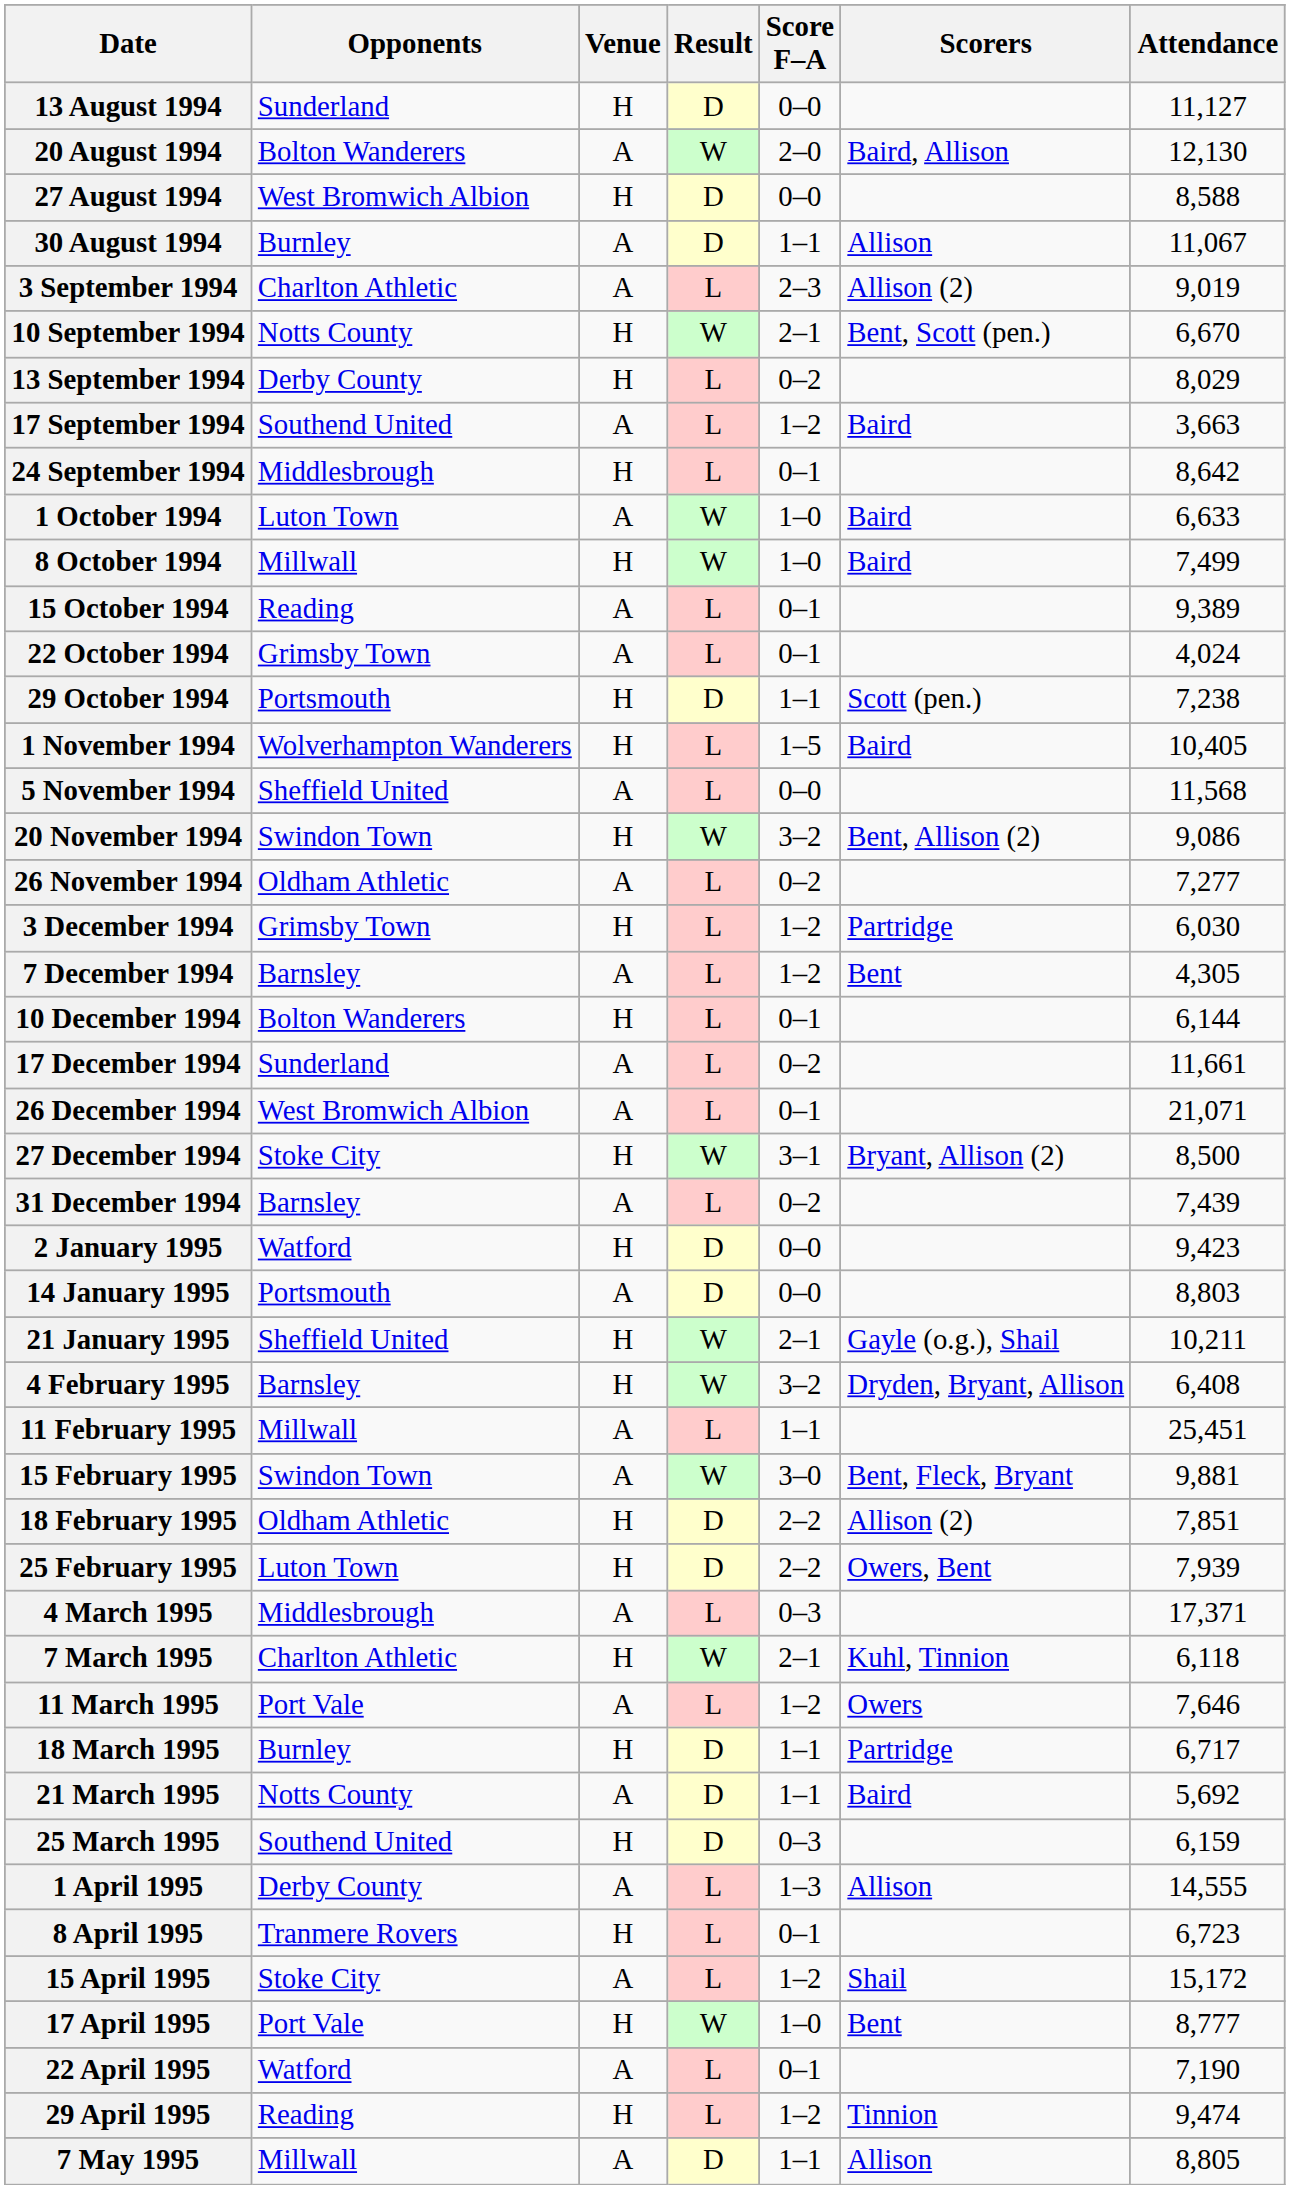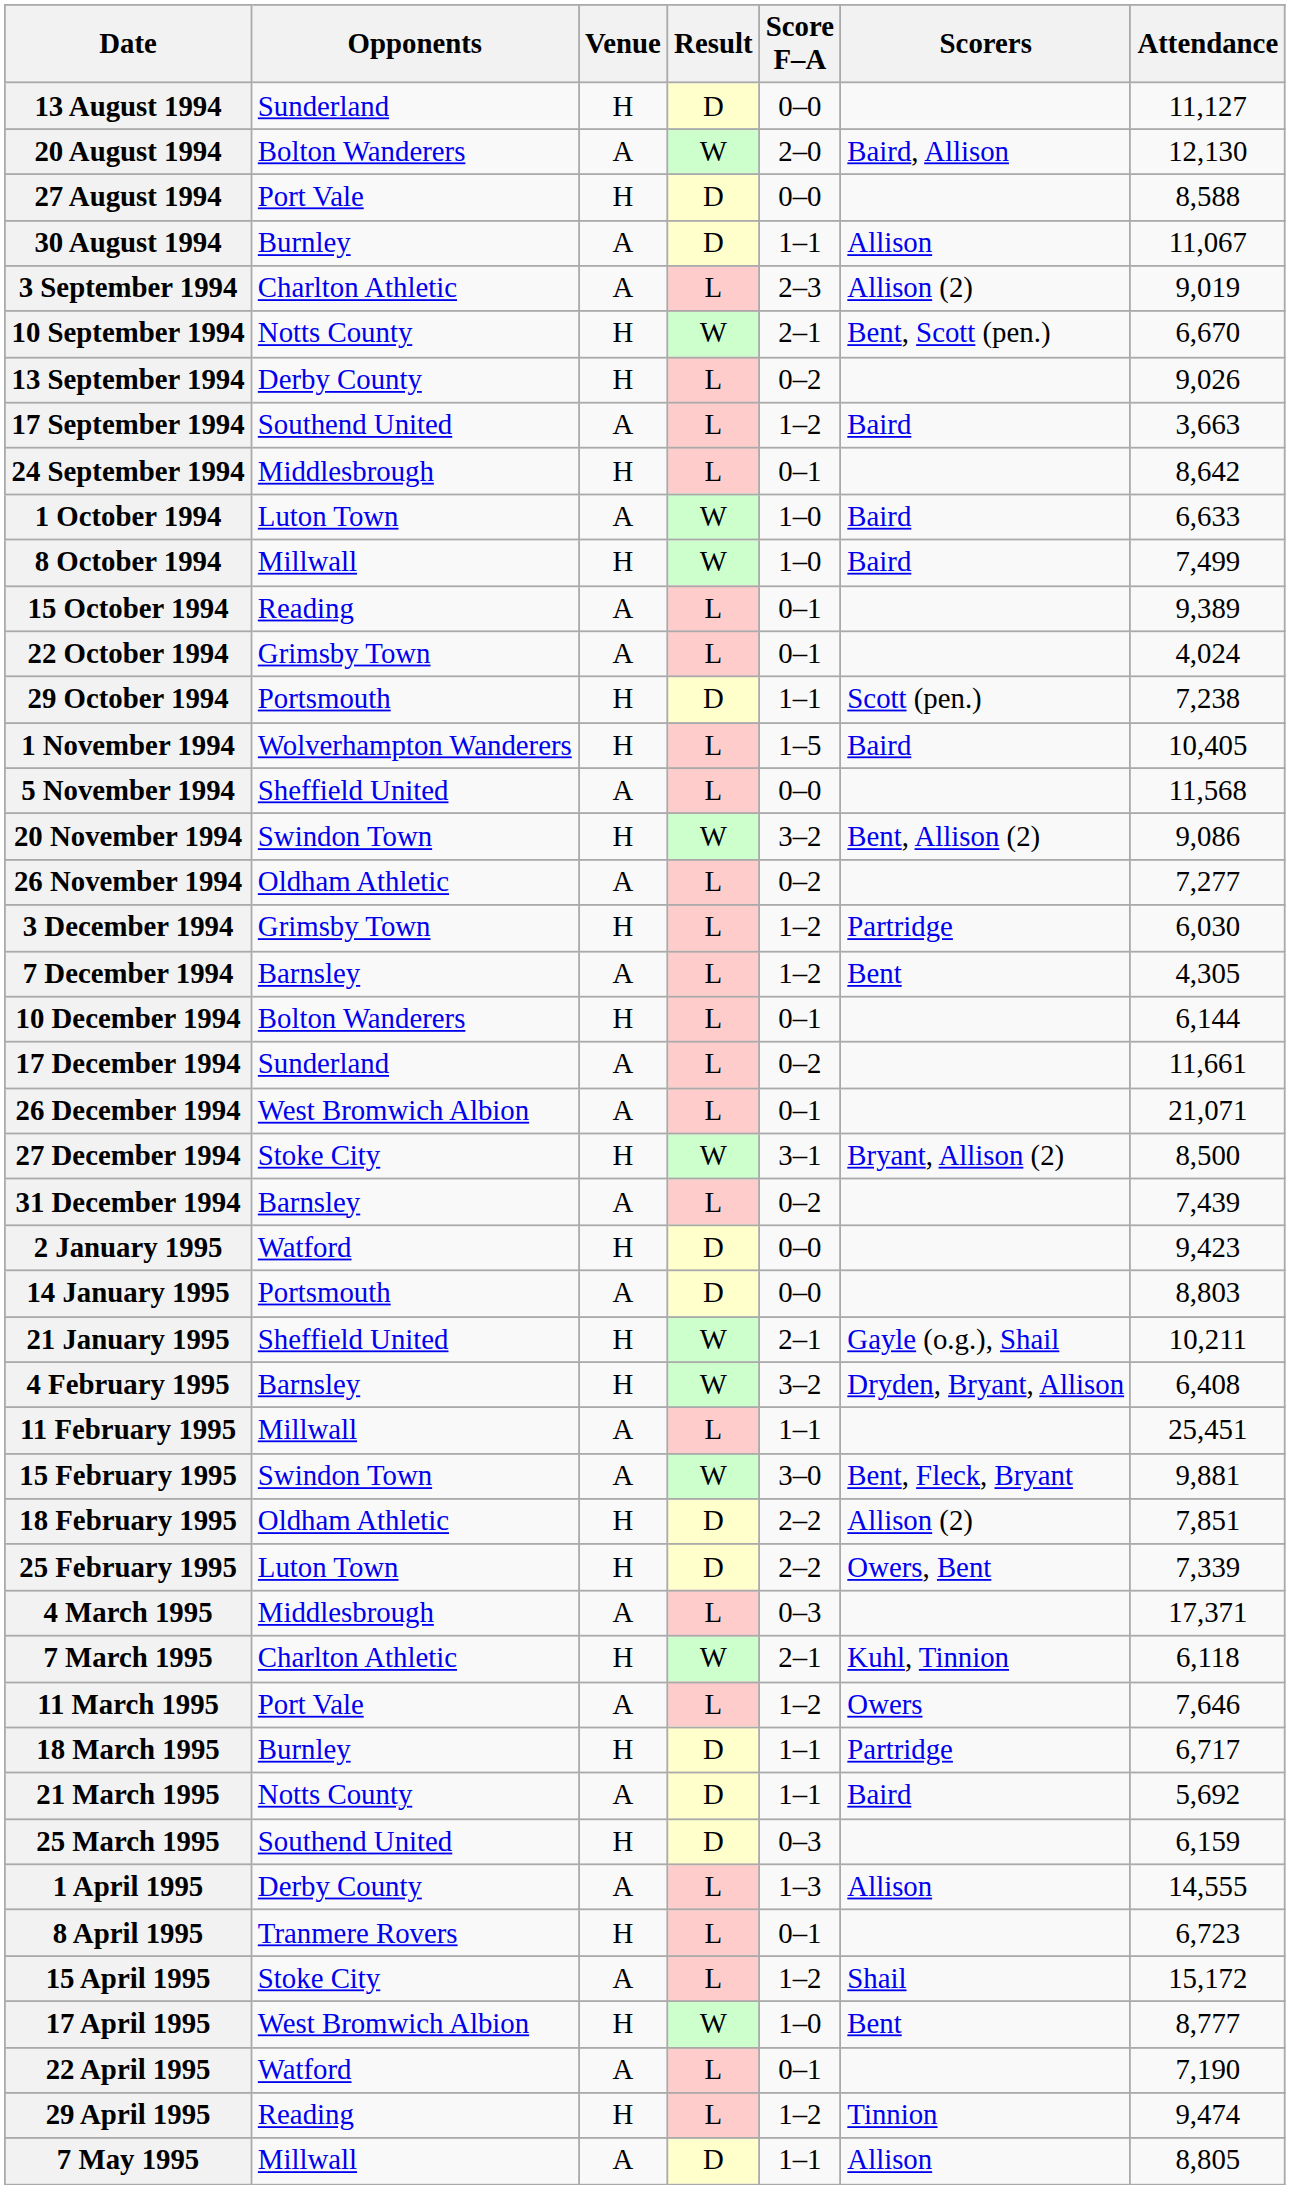(393, 196) West Bromwich Albion -> (311, 196) Port Vale
(1208, 379) 8,029 -> (1208, 379) 9,026
(1208, 1567) 7,939 -> (1208, 1567) 7,339
(311, 2023) Port Vale -> (393, 2023) West Bromwich Albion
